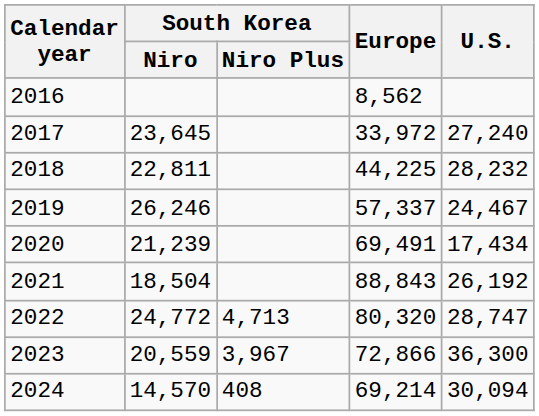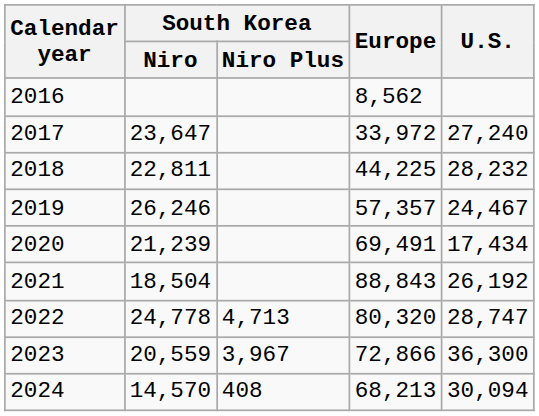(170, 134) 23,645 -> (170, 134) 23,647
(396, 208) 57,337 -> (396, 208) 57,357
(170, 318) 24,772 -> (170, 318) 24,778
(396, 392) 69,214 -> (396, 392) 68,213
